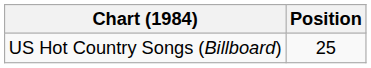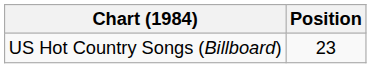(326, 47) 25 -> (326, 47) 23
